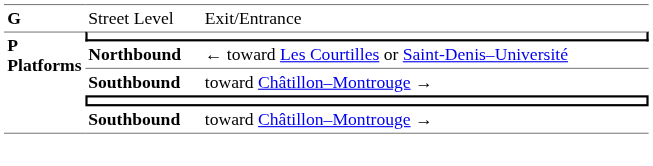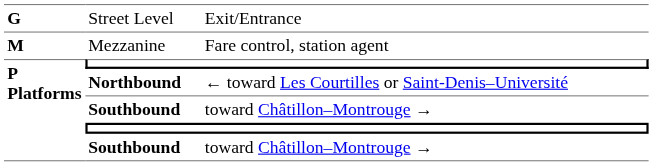+ row: (127, 45)
